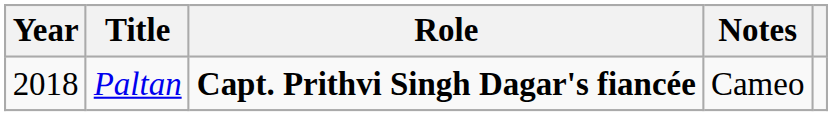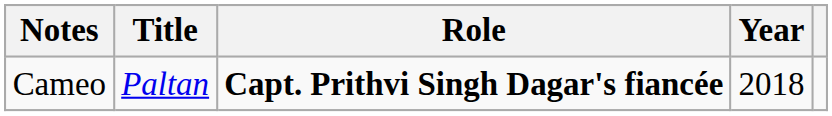columns swapped: (46, 30) <-> (758, 30)
